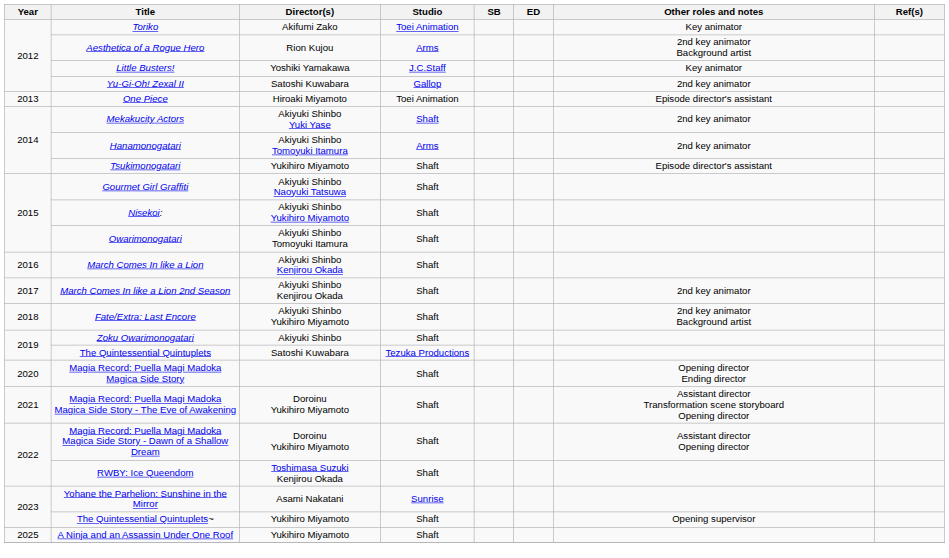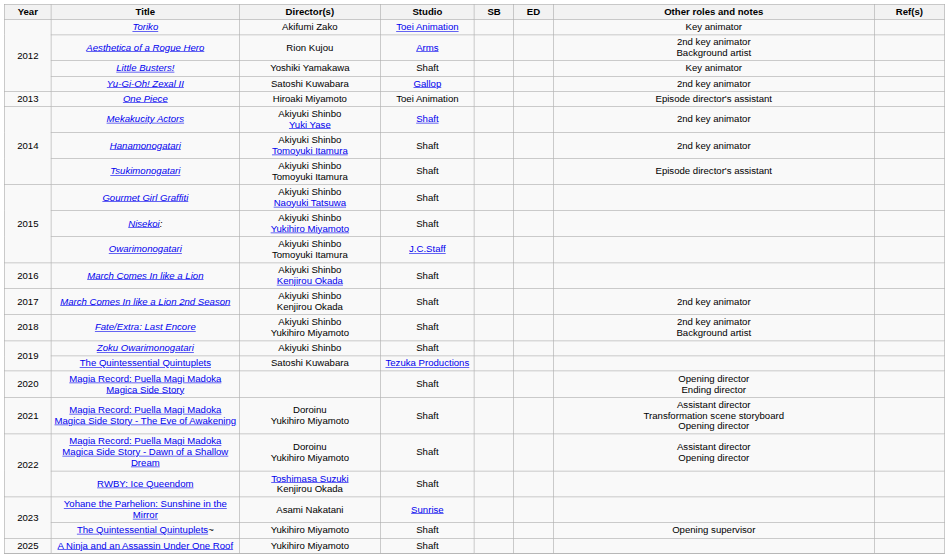(427, 68) J.C.Staff -> (427, 68) Shaft
(427, 145) Arms -> (427, 145) Shaft
(310, 166) Yukihiro Miyamoto -> (310, 171) Akiyuki Shinbo Tomoyuki Itamura
(427, 238) Shaft -> (427, 249) J.C.Staff
